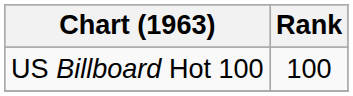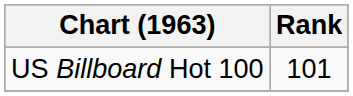(309, 68) 100 -> (309, 68) 101
